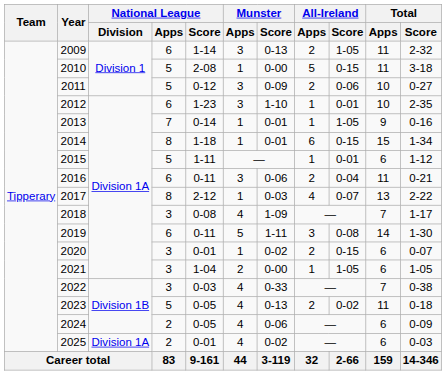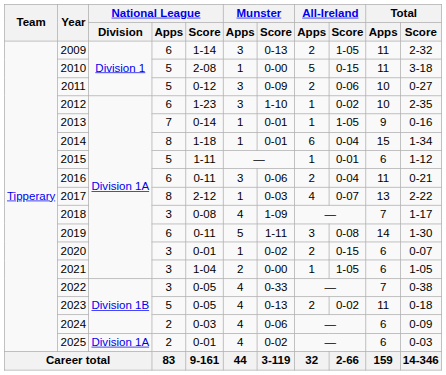(347, 104) 0-01 -> (347, 104) 0-02
(347, 141) 0-15 -> (347, 141) 0-04
(205, 287) 0-03 -> (205, 287) 0-05
(205, 324) 0-05 -> (205, 324) 0-03
